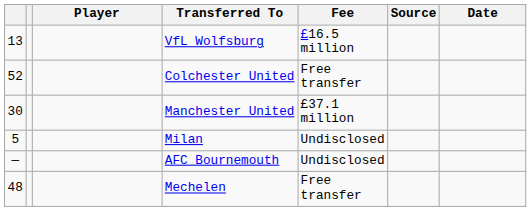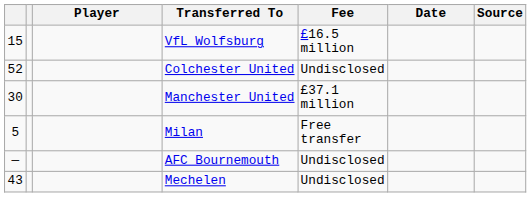columns swapped: (483, 15) <-> (414, 15)
(15, 43) 13 -> (15, 43) 15
(331, 78) Free transfer -> (343, 71) Undisclosed
(343, 141) Undisclosed -> (331, 133) Free transfer
(15, 189) 48 -> (15, 182) 43
(331, 189) Free transfer -> (343, 182) Undisclosed
